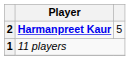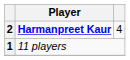(119, 30) 5 -> (119, 30) 4
